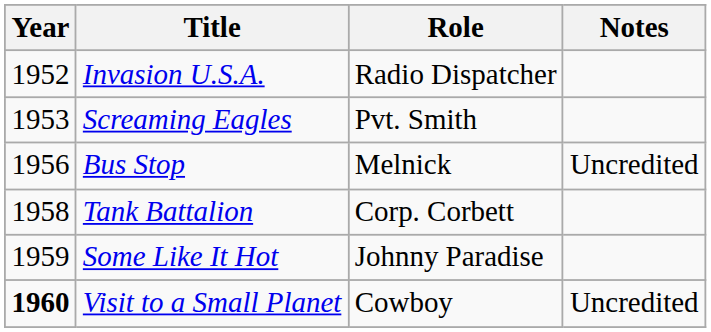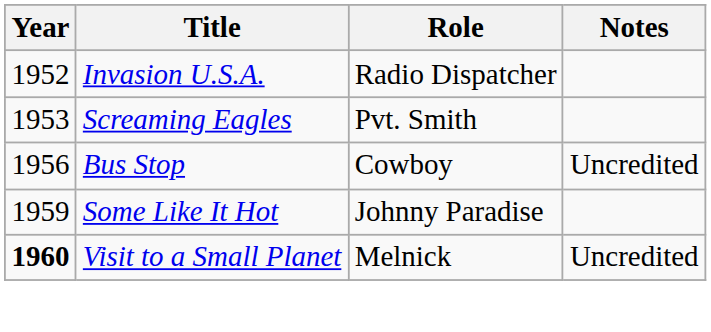(403, 165) Melnick -> (404, 165) Cowboy
- row: (168, 211)
(404, 303) Cowboy -> (403, 257) Melnick
